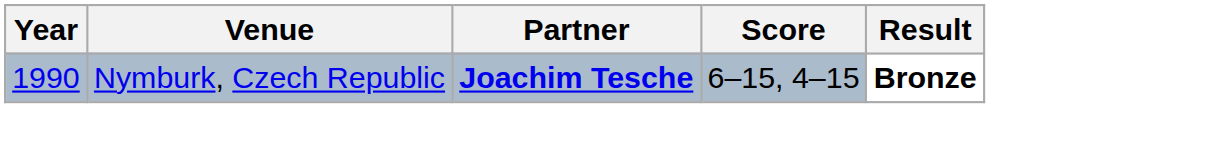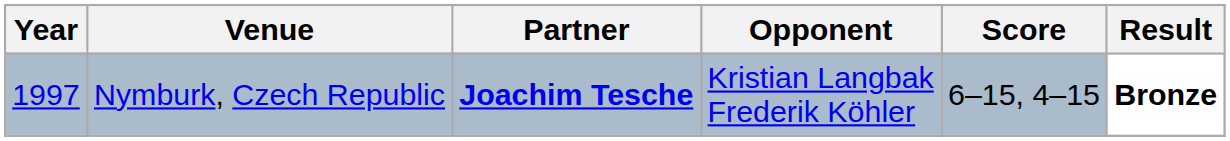+ column: (821, 29)
(46, 77) 1990 -> (46, 94) 1997
